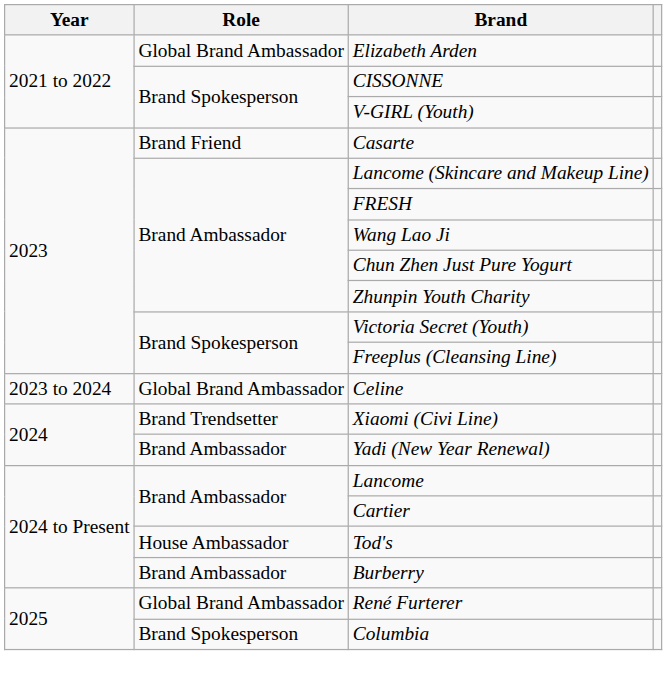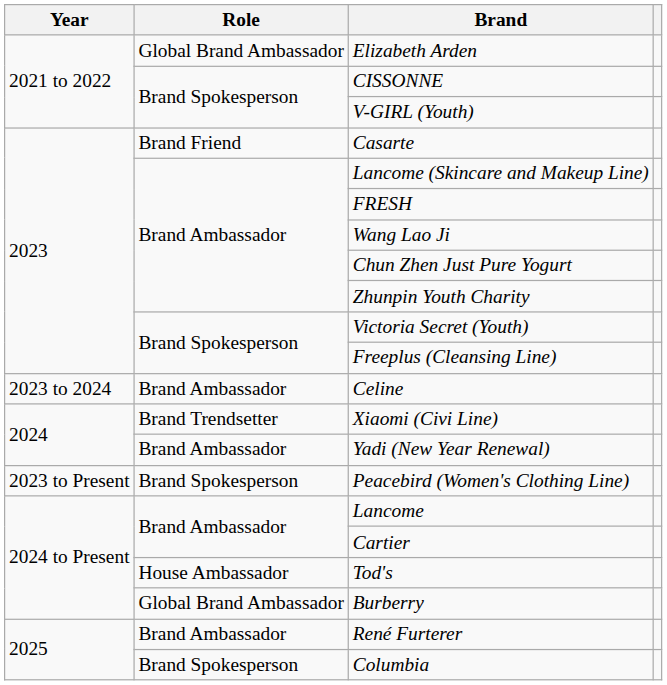(241, 388) Global Brand Ambassador -> (212, 388) Brand Ambassador
+ row: (491, 480)
(212, 572) Brand Ambassador -> (241, 603) Global Brand Ambassador
(241, 603) Global Brand Ambassador -> (212, 633) Brand Ambassador
